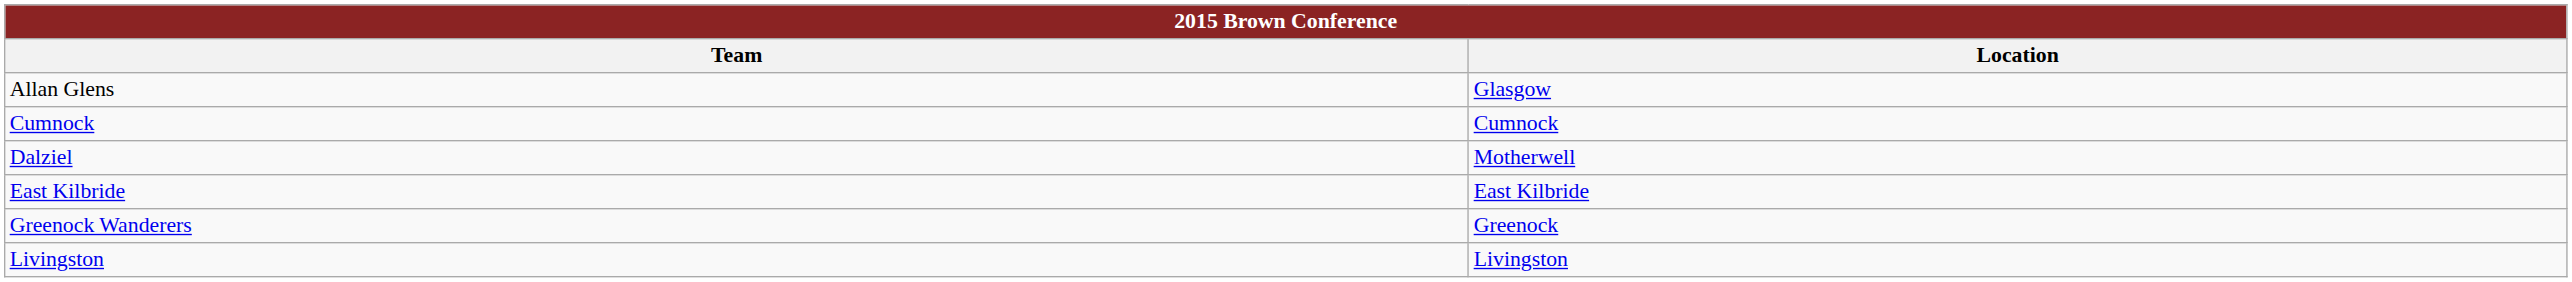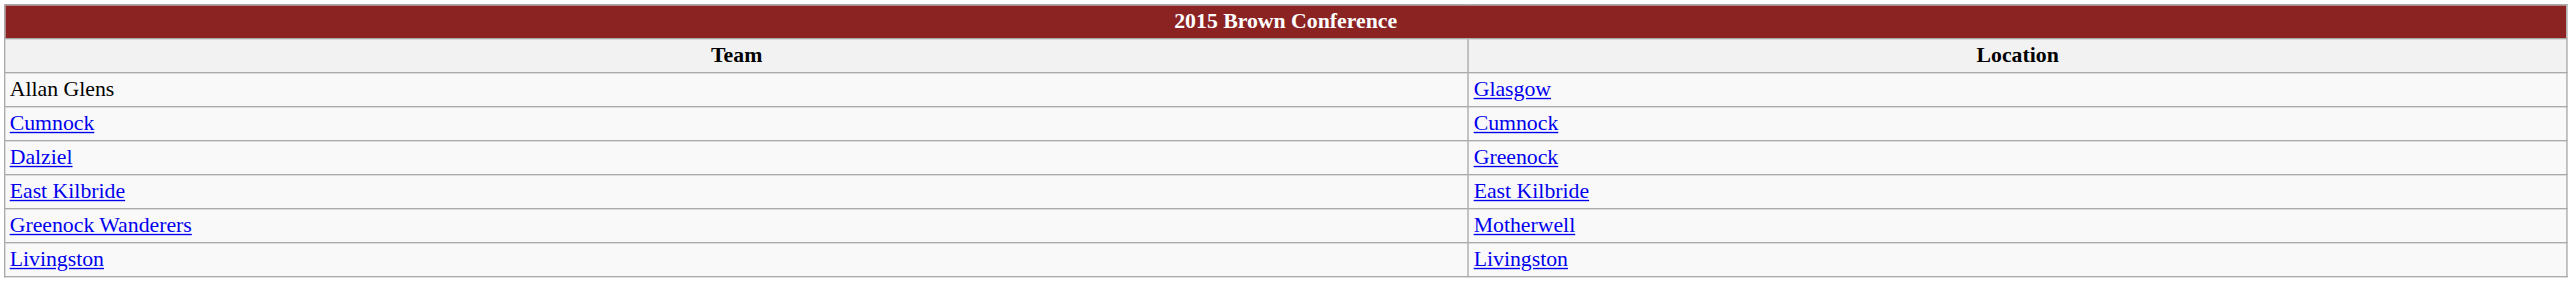(1524, 157) Motherwell -> (1516, 157) Greenock
(1516, 225) Greenock -> (1524, 225) Motherwell
